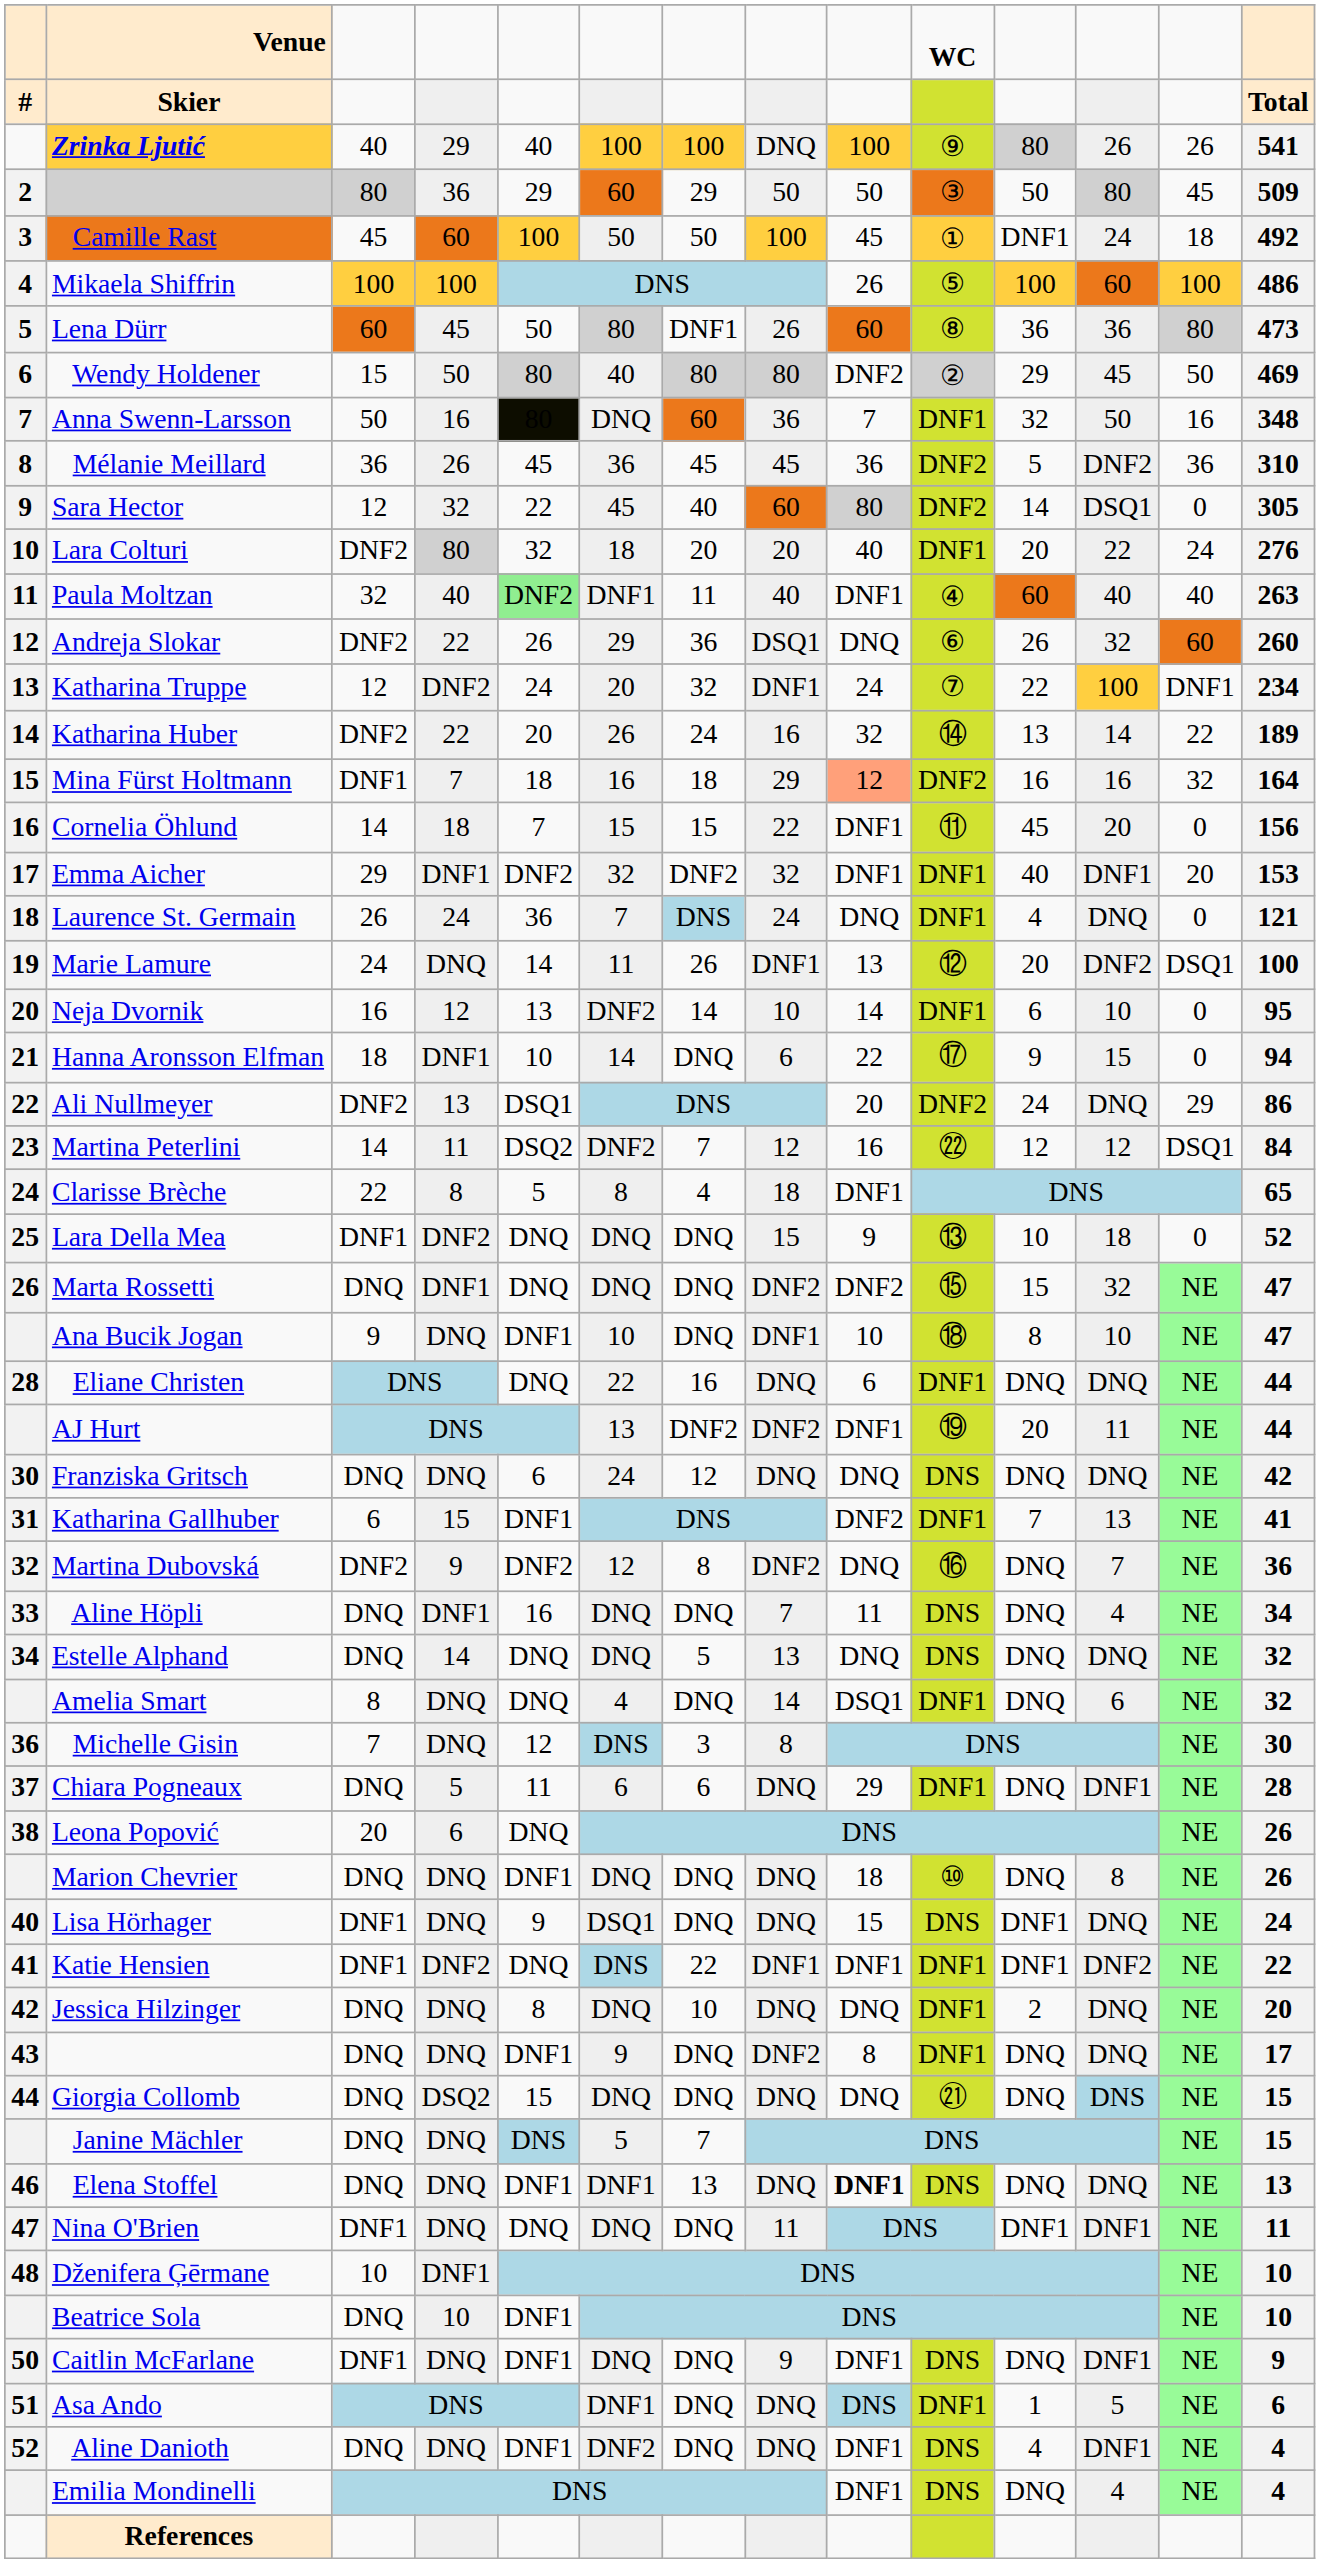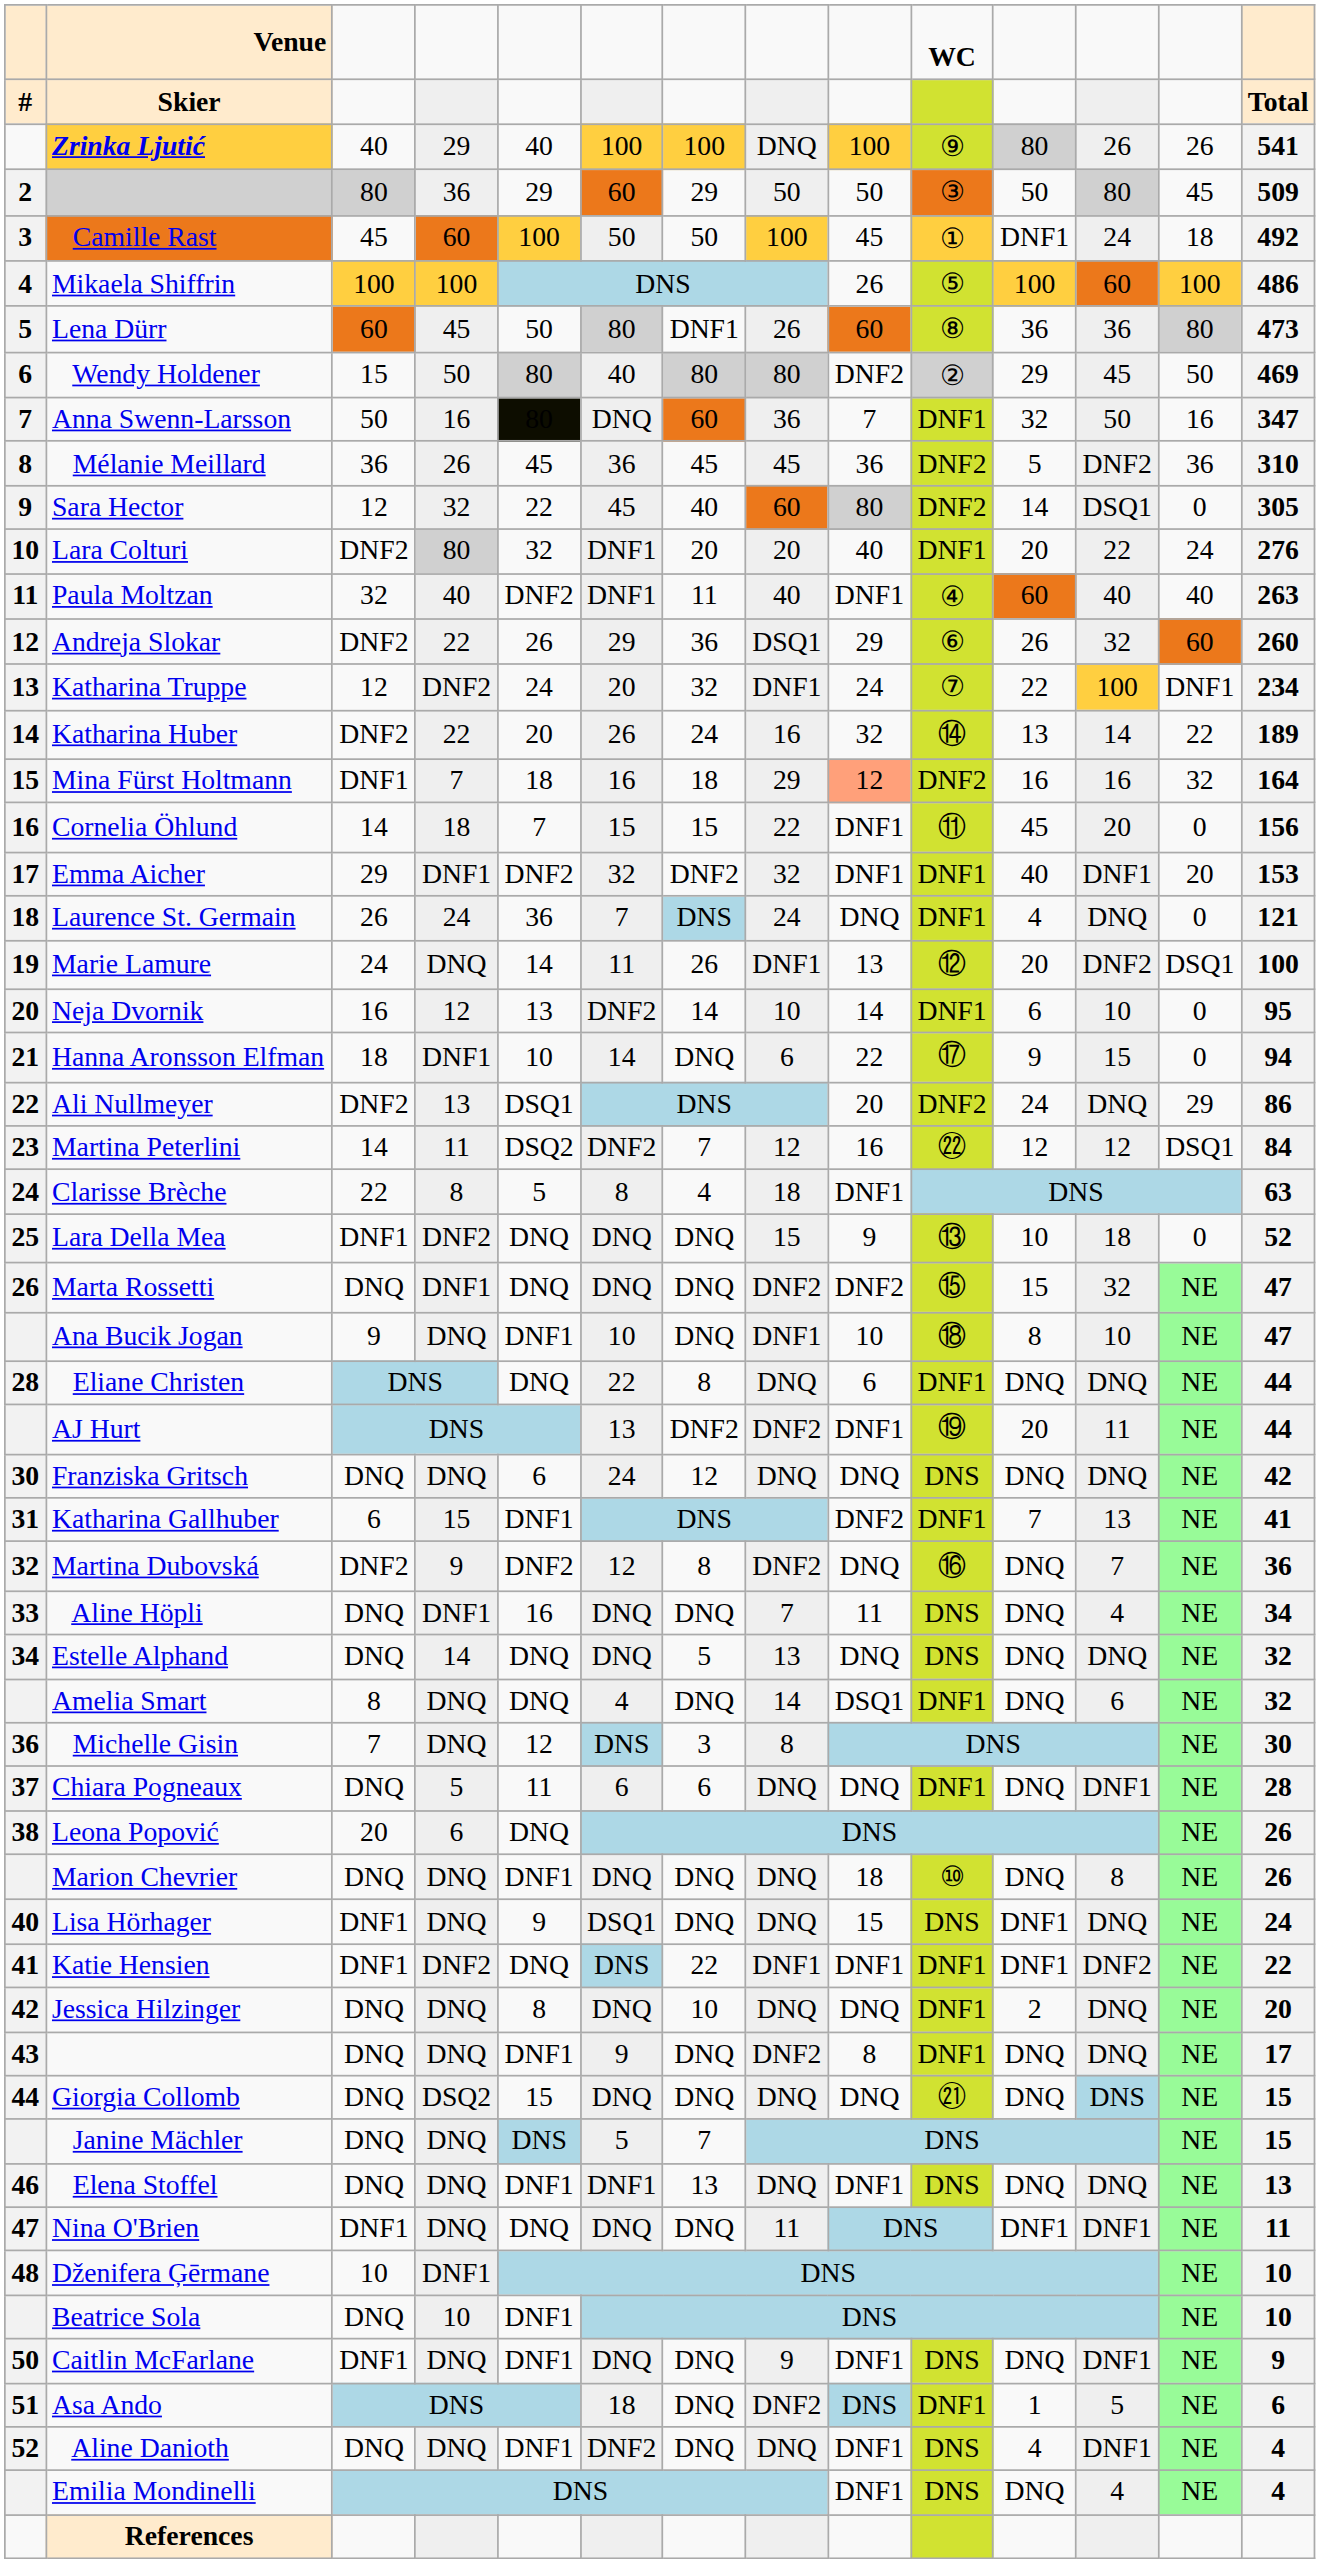(1278, 419) 348 -> (1278, 419) 347
(621, 550) 18 -> (622, 550) DNF1
(539, 595) lightgreen background -> (539, 595) no background
(869, 641) DNQ -> (869, 641) 29
(1278, 1191) 65 -> (1278, 1191) 63
(704, 1382) 16 -> (704, 1382) 8
(869, 1788) 29 -> (869, 1788) DNQ
(869, 2184) bold -> (869, 2184) normal
(621, 2404) DNF1 -> (622, 2404) 18
(786, 2404) DNQ -> (787, 2404) DNF2
